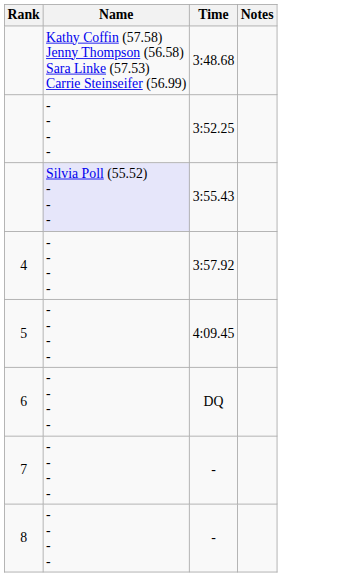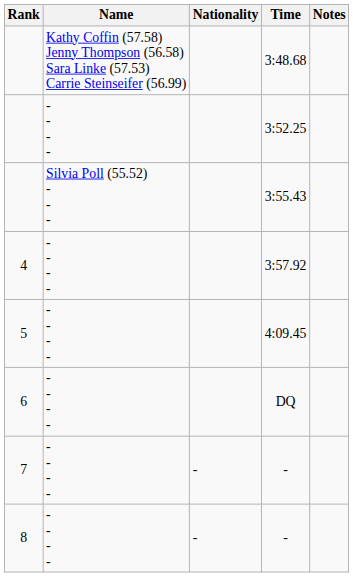+ column: (226, 15)
(97, 196) lavender background -> (97, 196) no background
